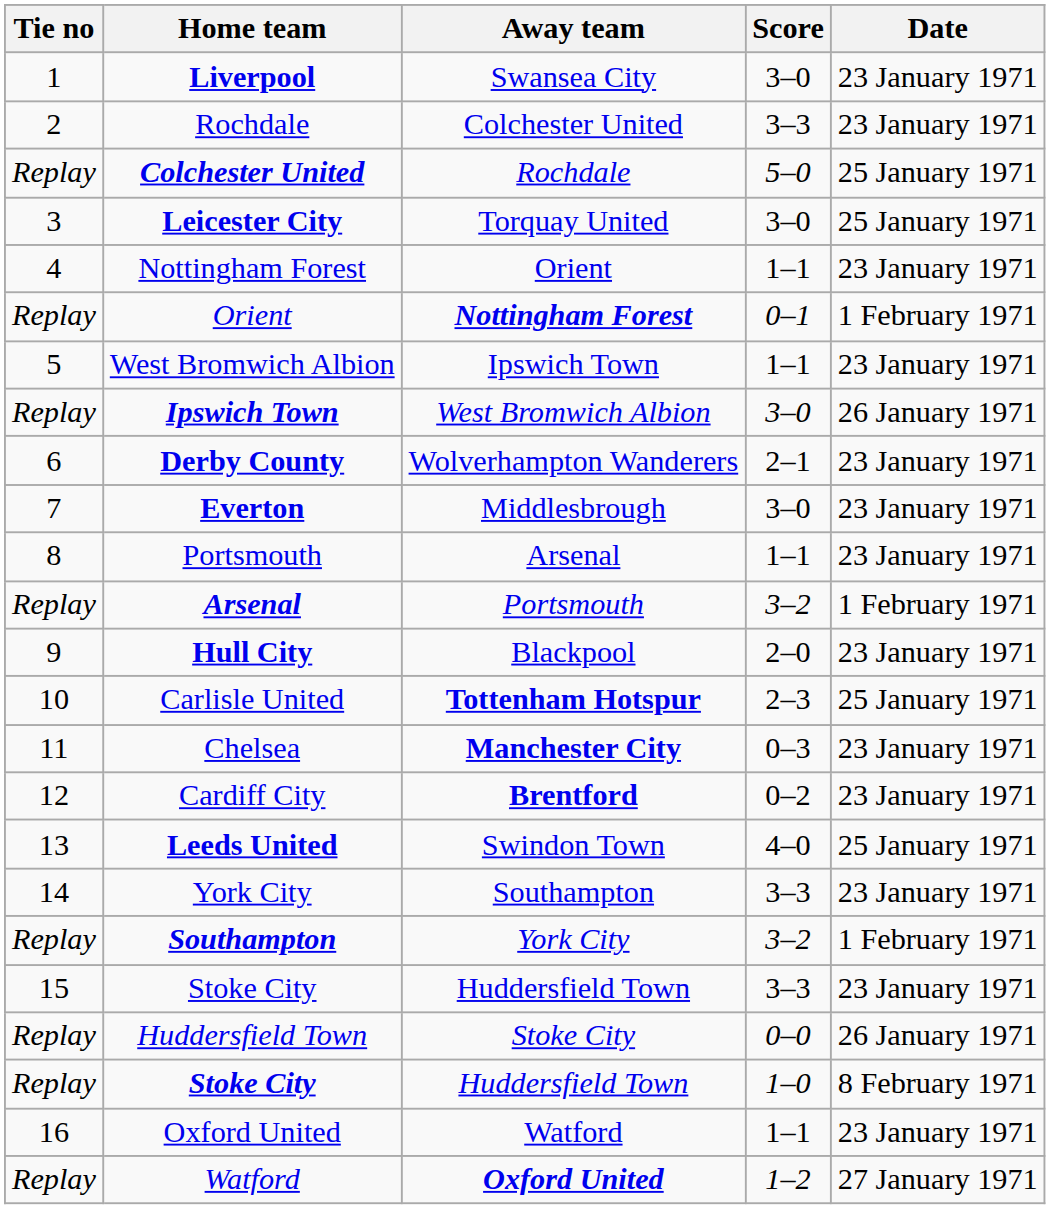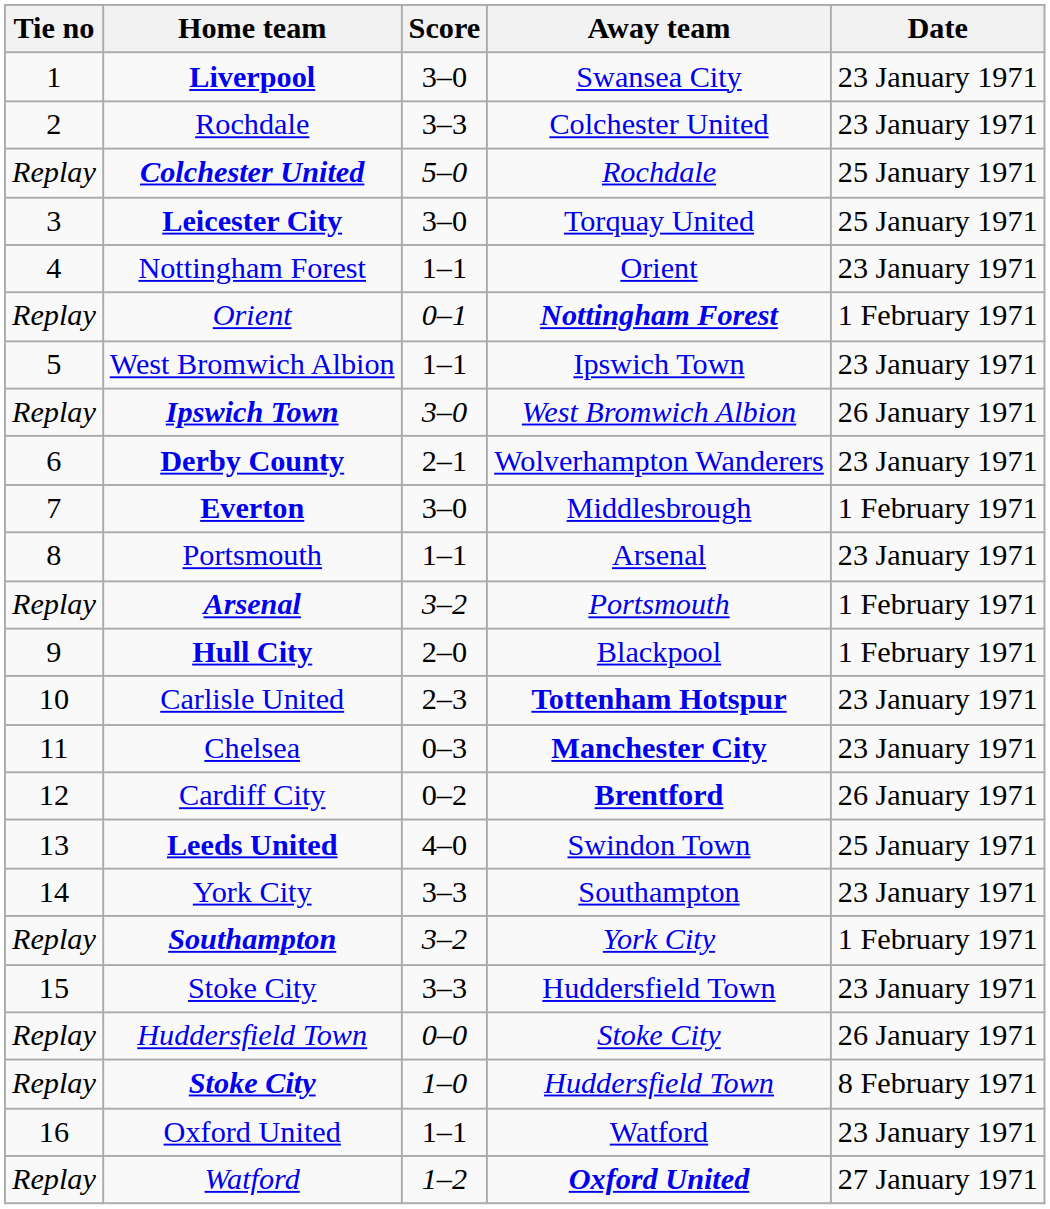columns swapped: (788, 28) <-> (573, 28)
(938, 508) 23 January 1971 -> (938, 508) 1 February 1971
(938, 651) 23 January 1971 -> (938, 651) 1 February 1971
(938, 699) 25 January 1971 -> (938, 699) 23 January 1971
(938, 795) 23 January 1971 -> (938, 795) 26 January 1971
